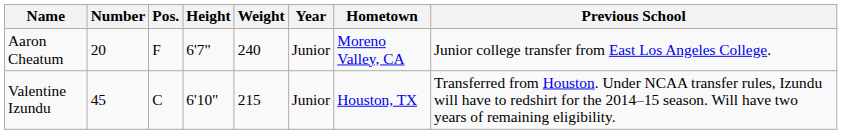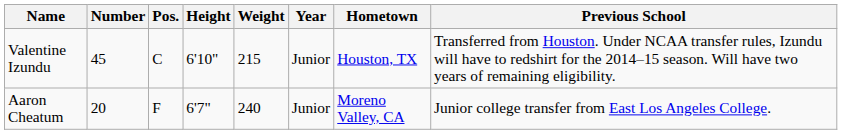rows swapped: (36, 49) <-> (37, 99)
